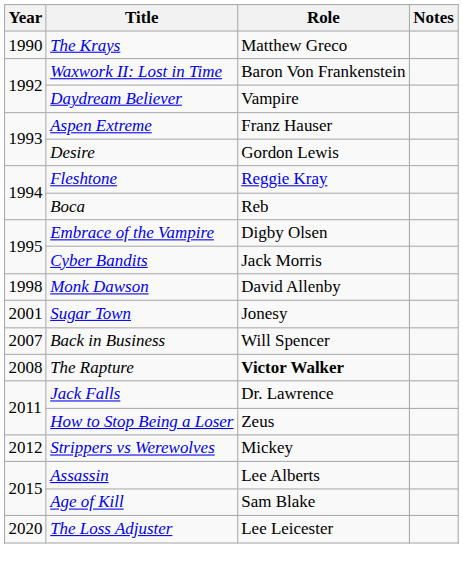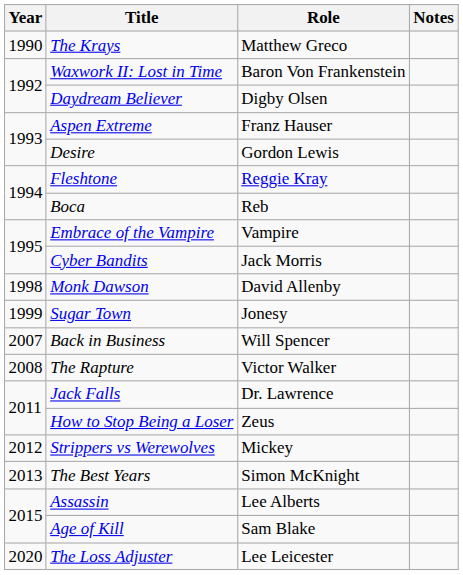(270, 98) Vampire -> (284, 98) Digby Olsen
(284, 233) Digby Olsen -> (270, 233) Vampire
(25, 313) 2001 -> (25, 313) 1999
(293, 367) bold -> (289, 367) normal
+ row: (100, 475)
